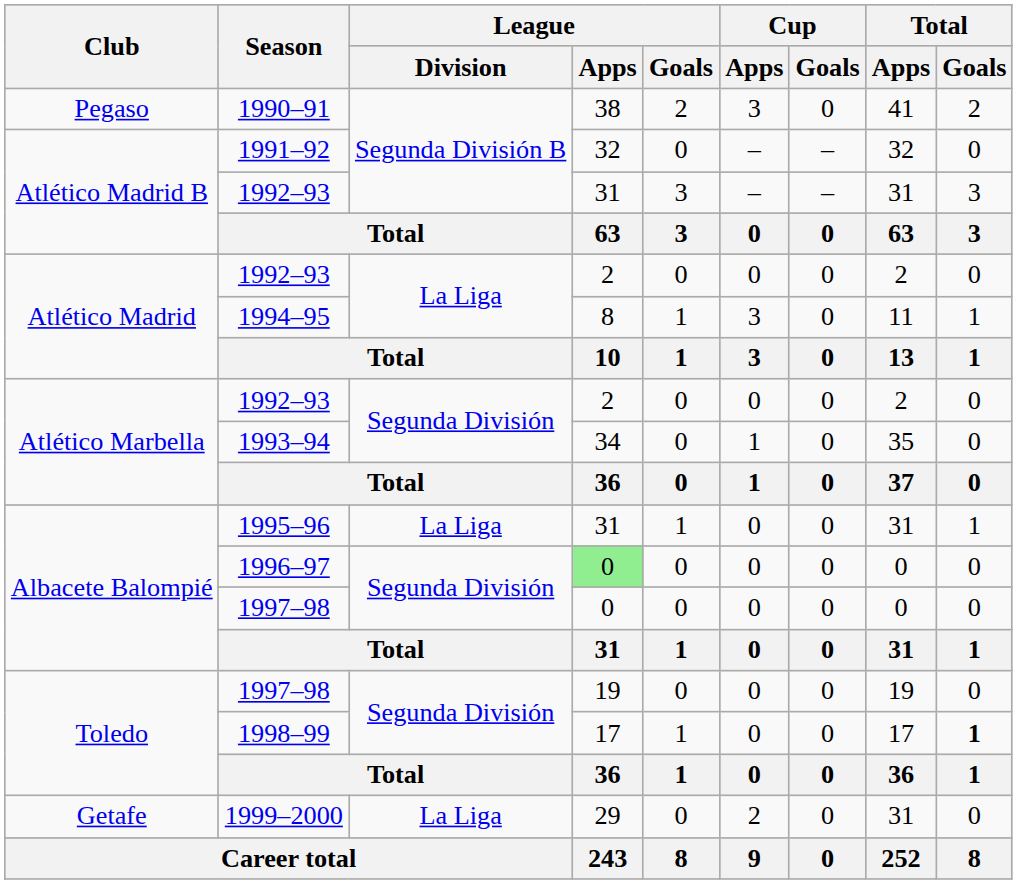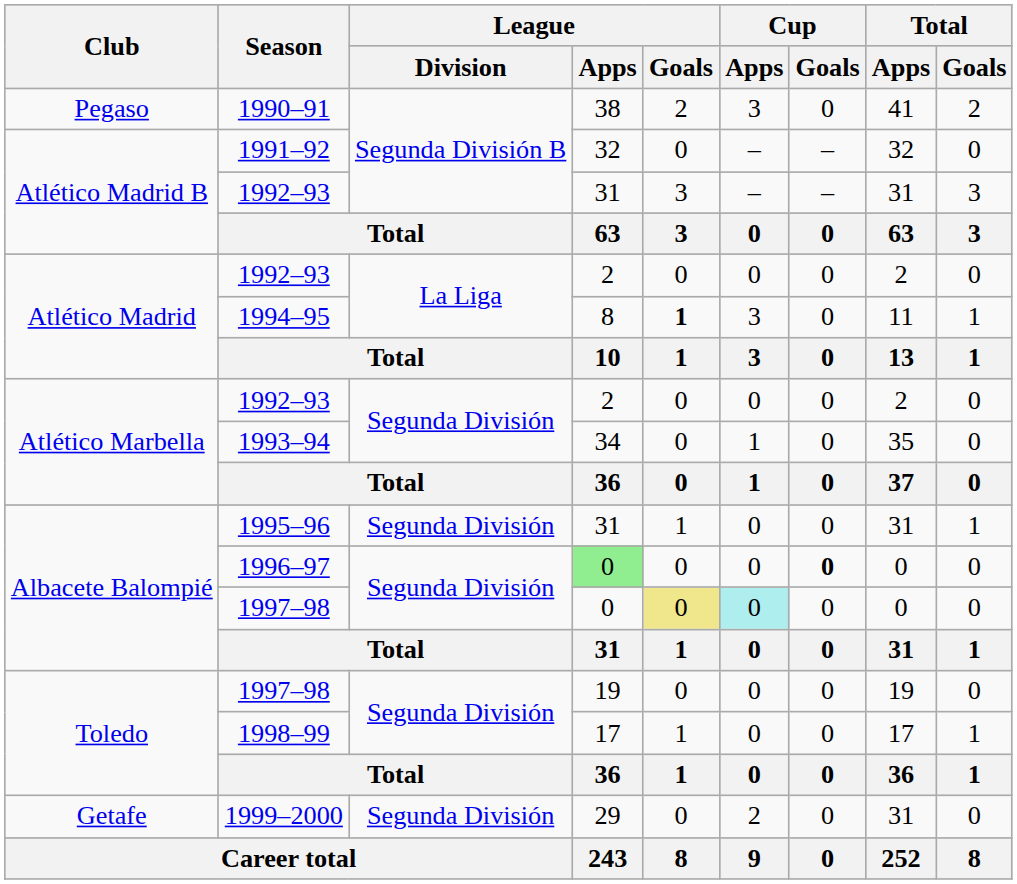(681, 316) normal -> (681, 316) bold
(461, 524) La Liga -> (461, 524) Segunda División
(828, 566) normal -> (828, 566) bold
(681, 607) no background -> (681, 607) khaki background
(754, 607) no background -> (754, 607) paleturquoise background
(974, 732) bold -> (974, 732) normal
(461, 815) La Liga -> (461, 815) Segunda División
